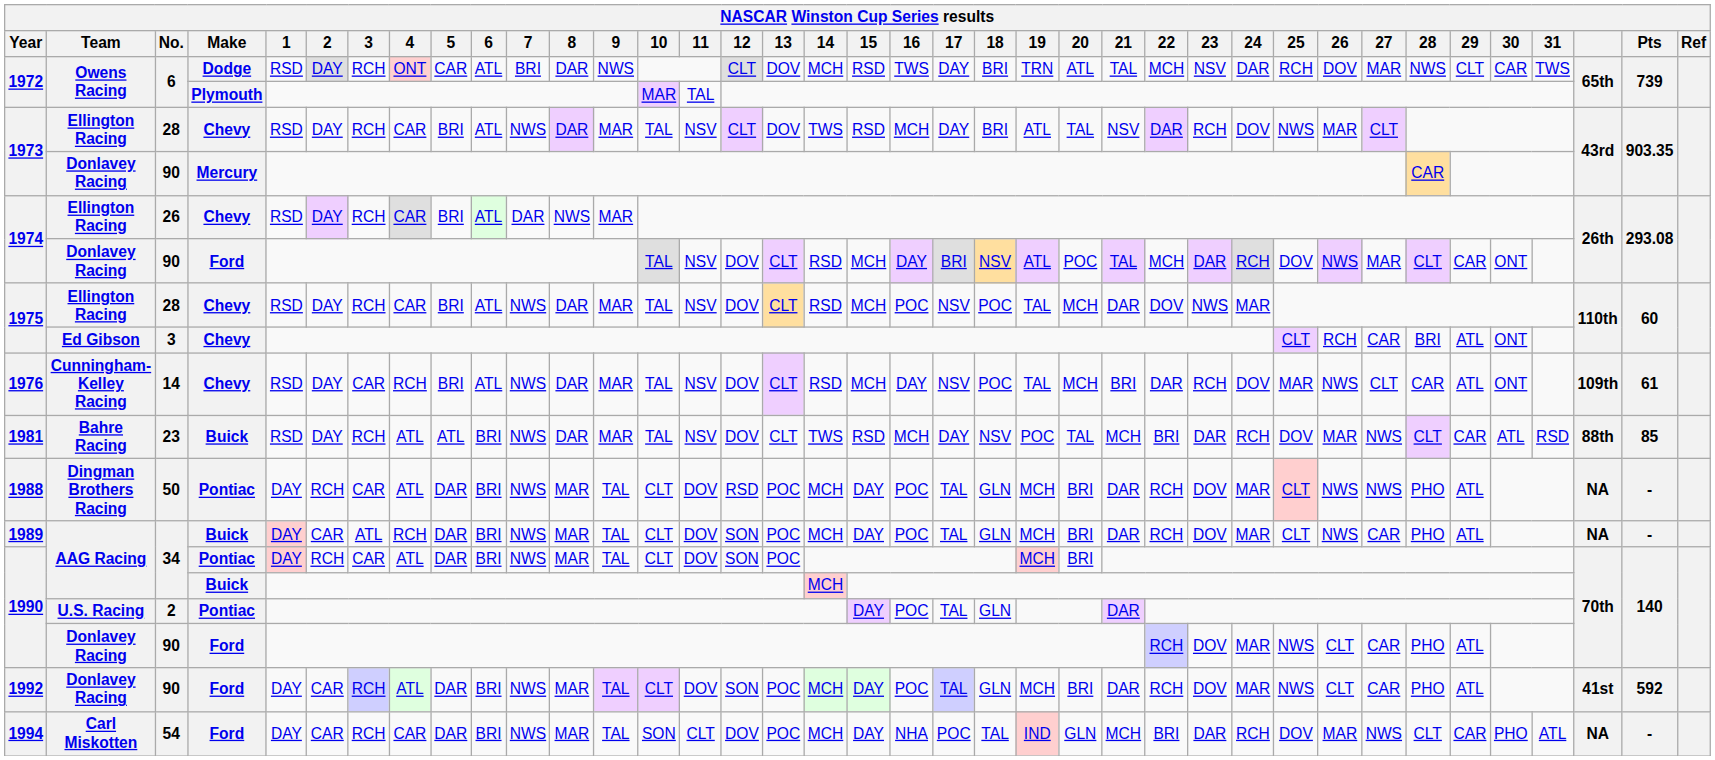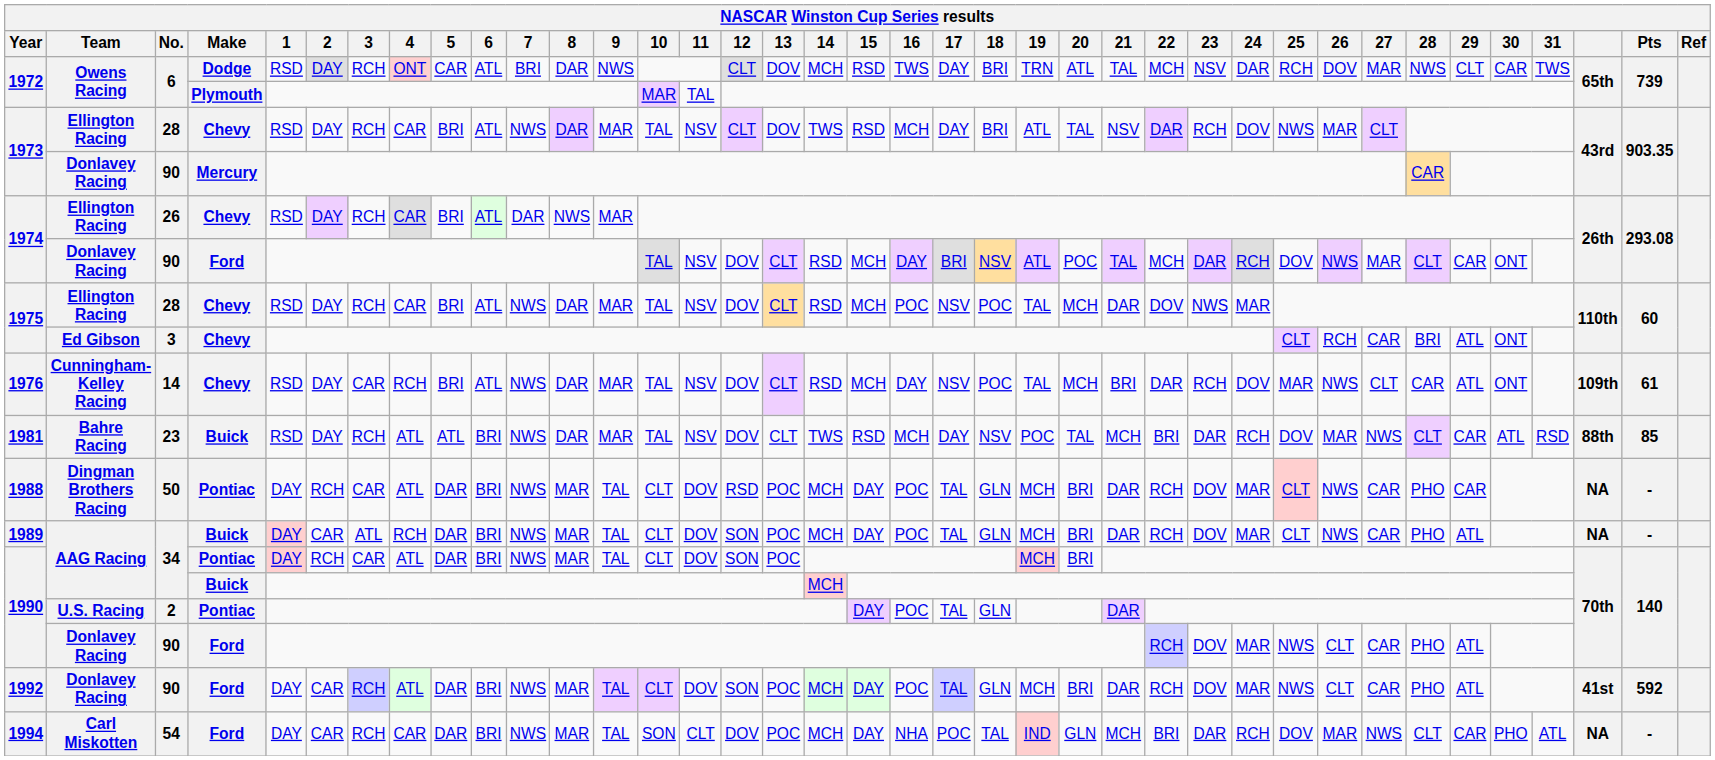(1384, 490) NWS -> (1384, 490) CAR
(1470, 490) ATL -> (1470, 490) CAR
